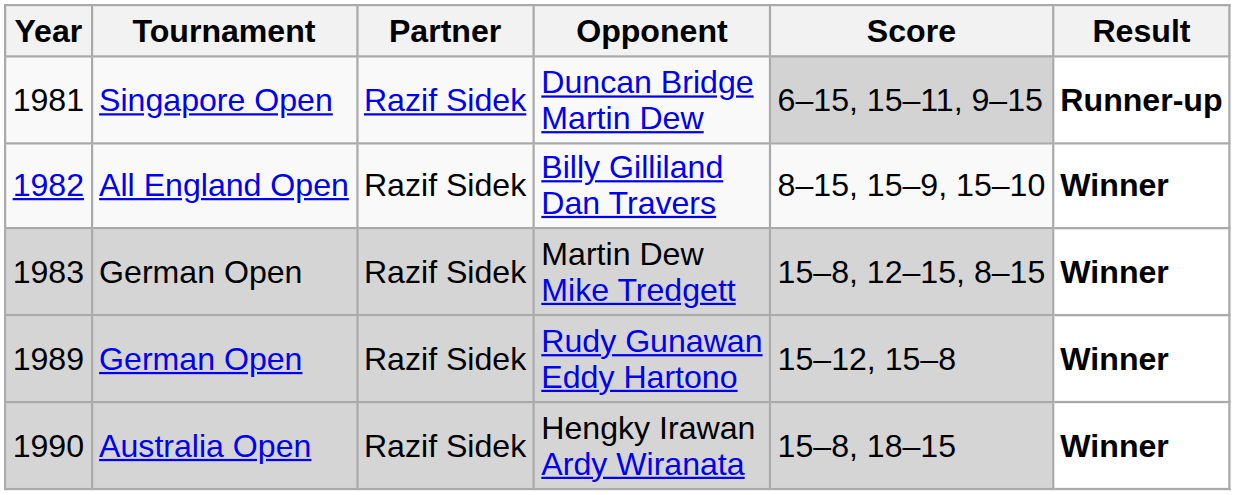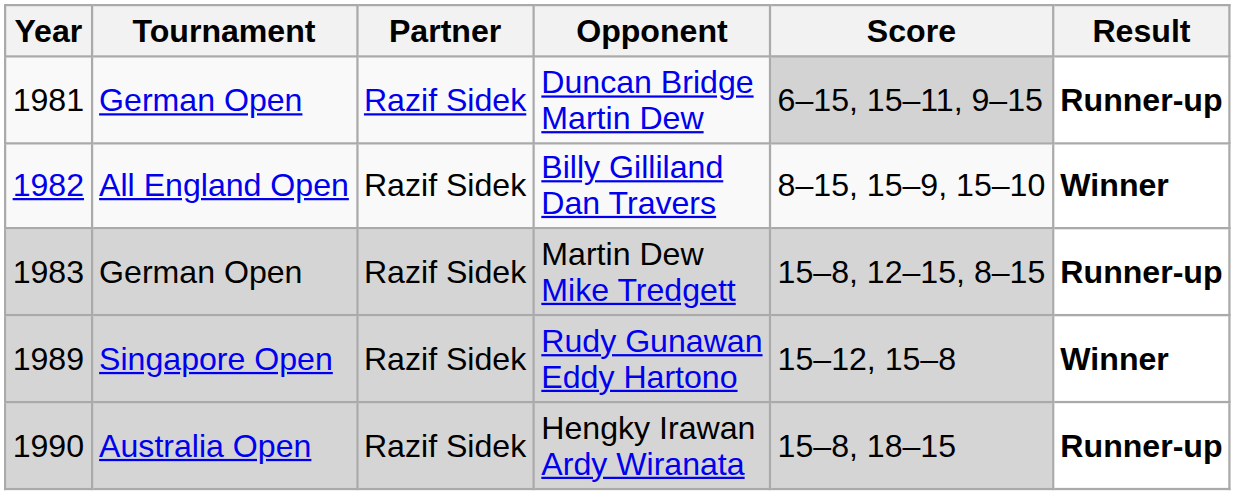(216, 99) Singapore Open -> (201, 99) German Open
(1115, 272) Winner -> (1141, 272) Runner-up
(201, 359) German Open -> (216, 359) Singapore Open
(1115, 445) Winner -> (1141, 445) Runner-up
